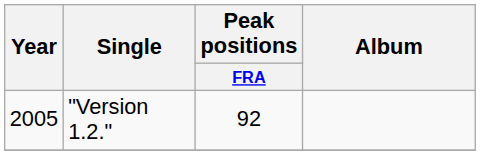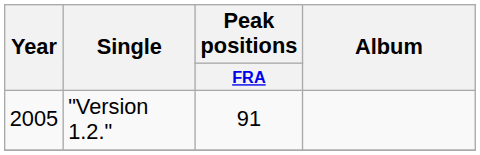(249, 119) 92 -> (249, 119) 91
